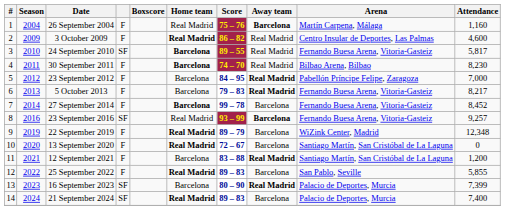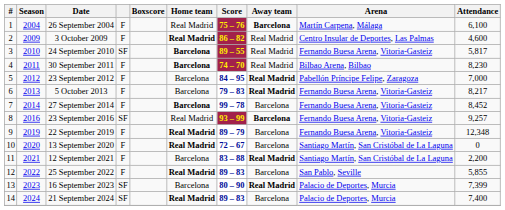(478, 24) 1,160 -> (478, 24) 6,100
(339, 131) WiZink Center, Madrid -> (366, 131) Fernando Buesa Arena, Vitoria-Gasteiz
(478, 158) 1,200 -> (478, 158) 2,200
